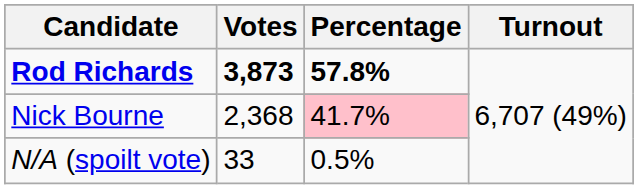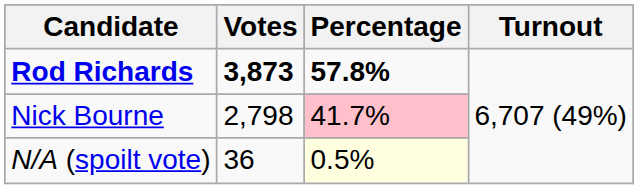(258, 115) 2,368 -> (258, 115) 2,798
(239, 159) 33 -> (239, 159) 36
(342, 159) no background -> (342, 159) lightyellow background
